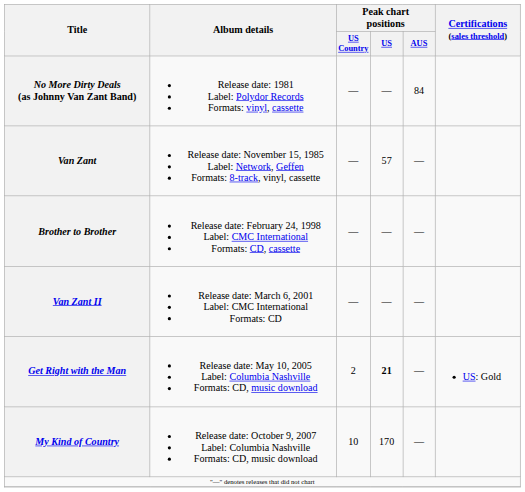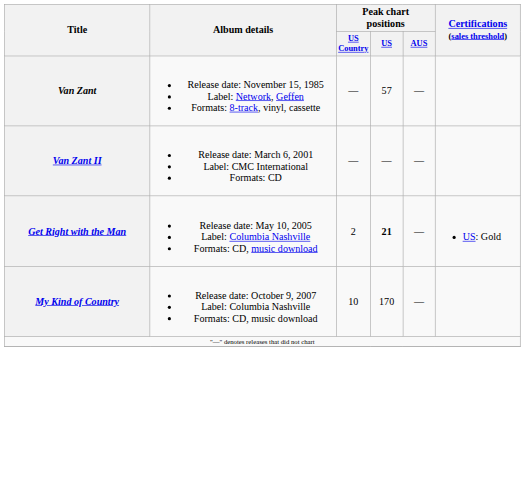- row: (77, 91)
- row: (77, 231)
